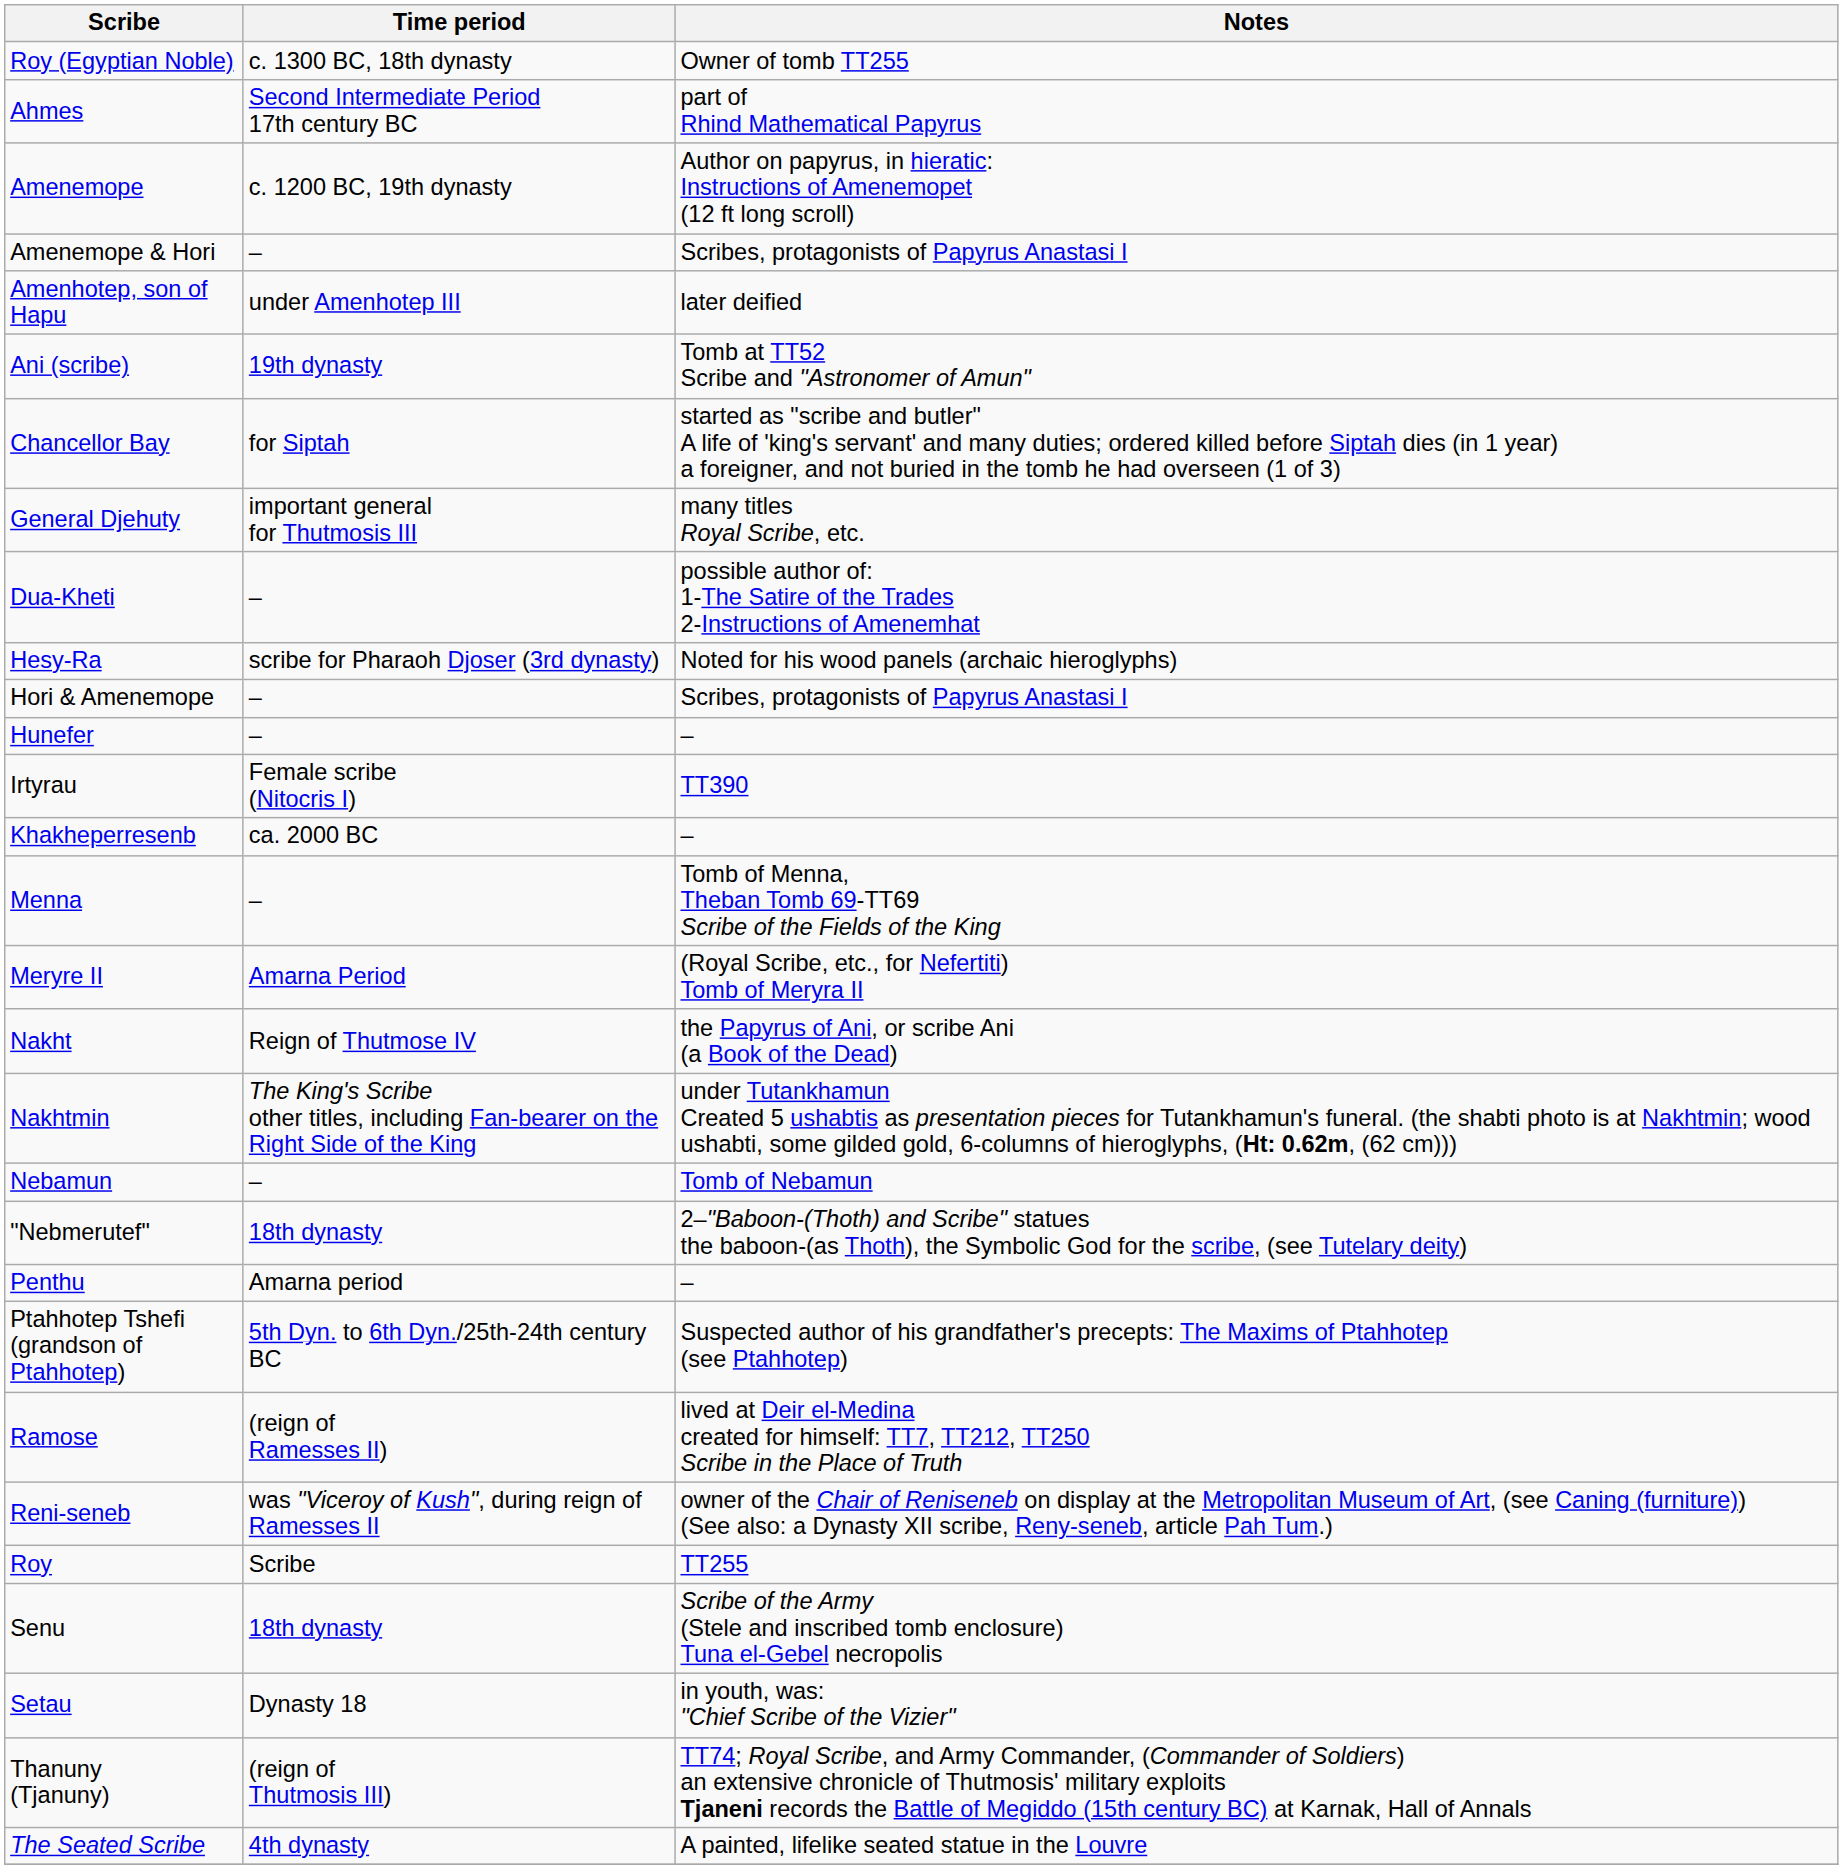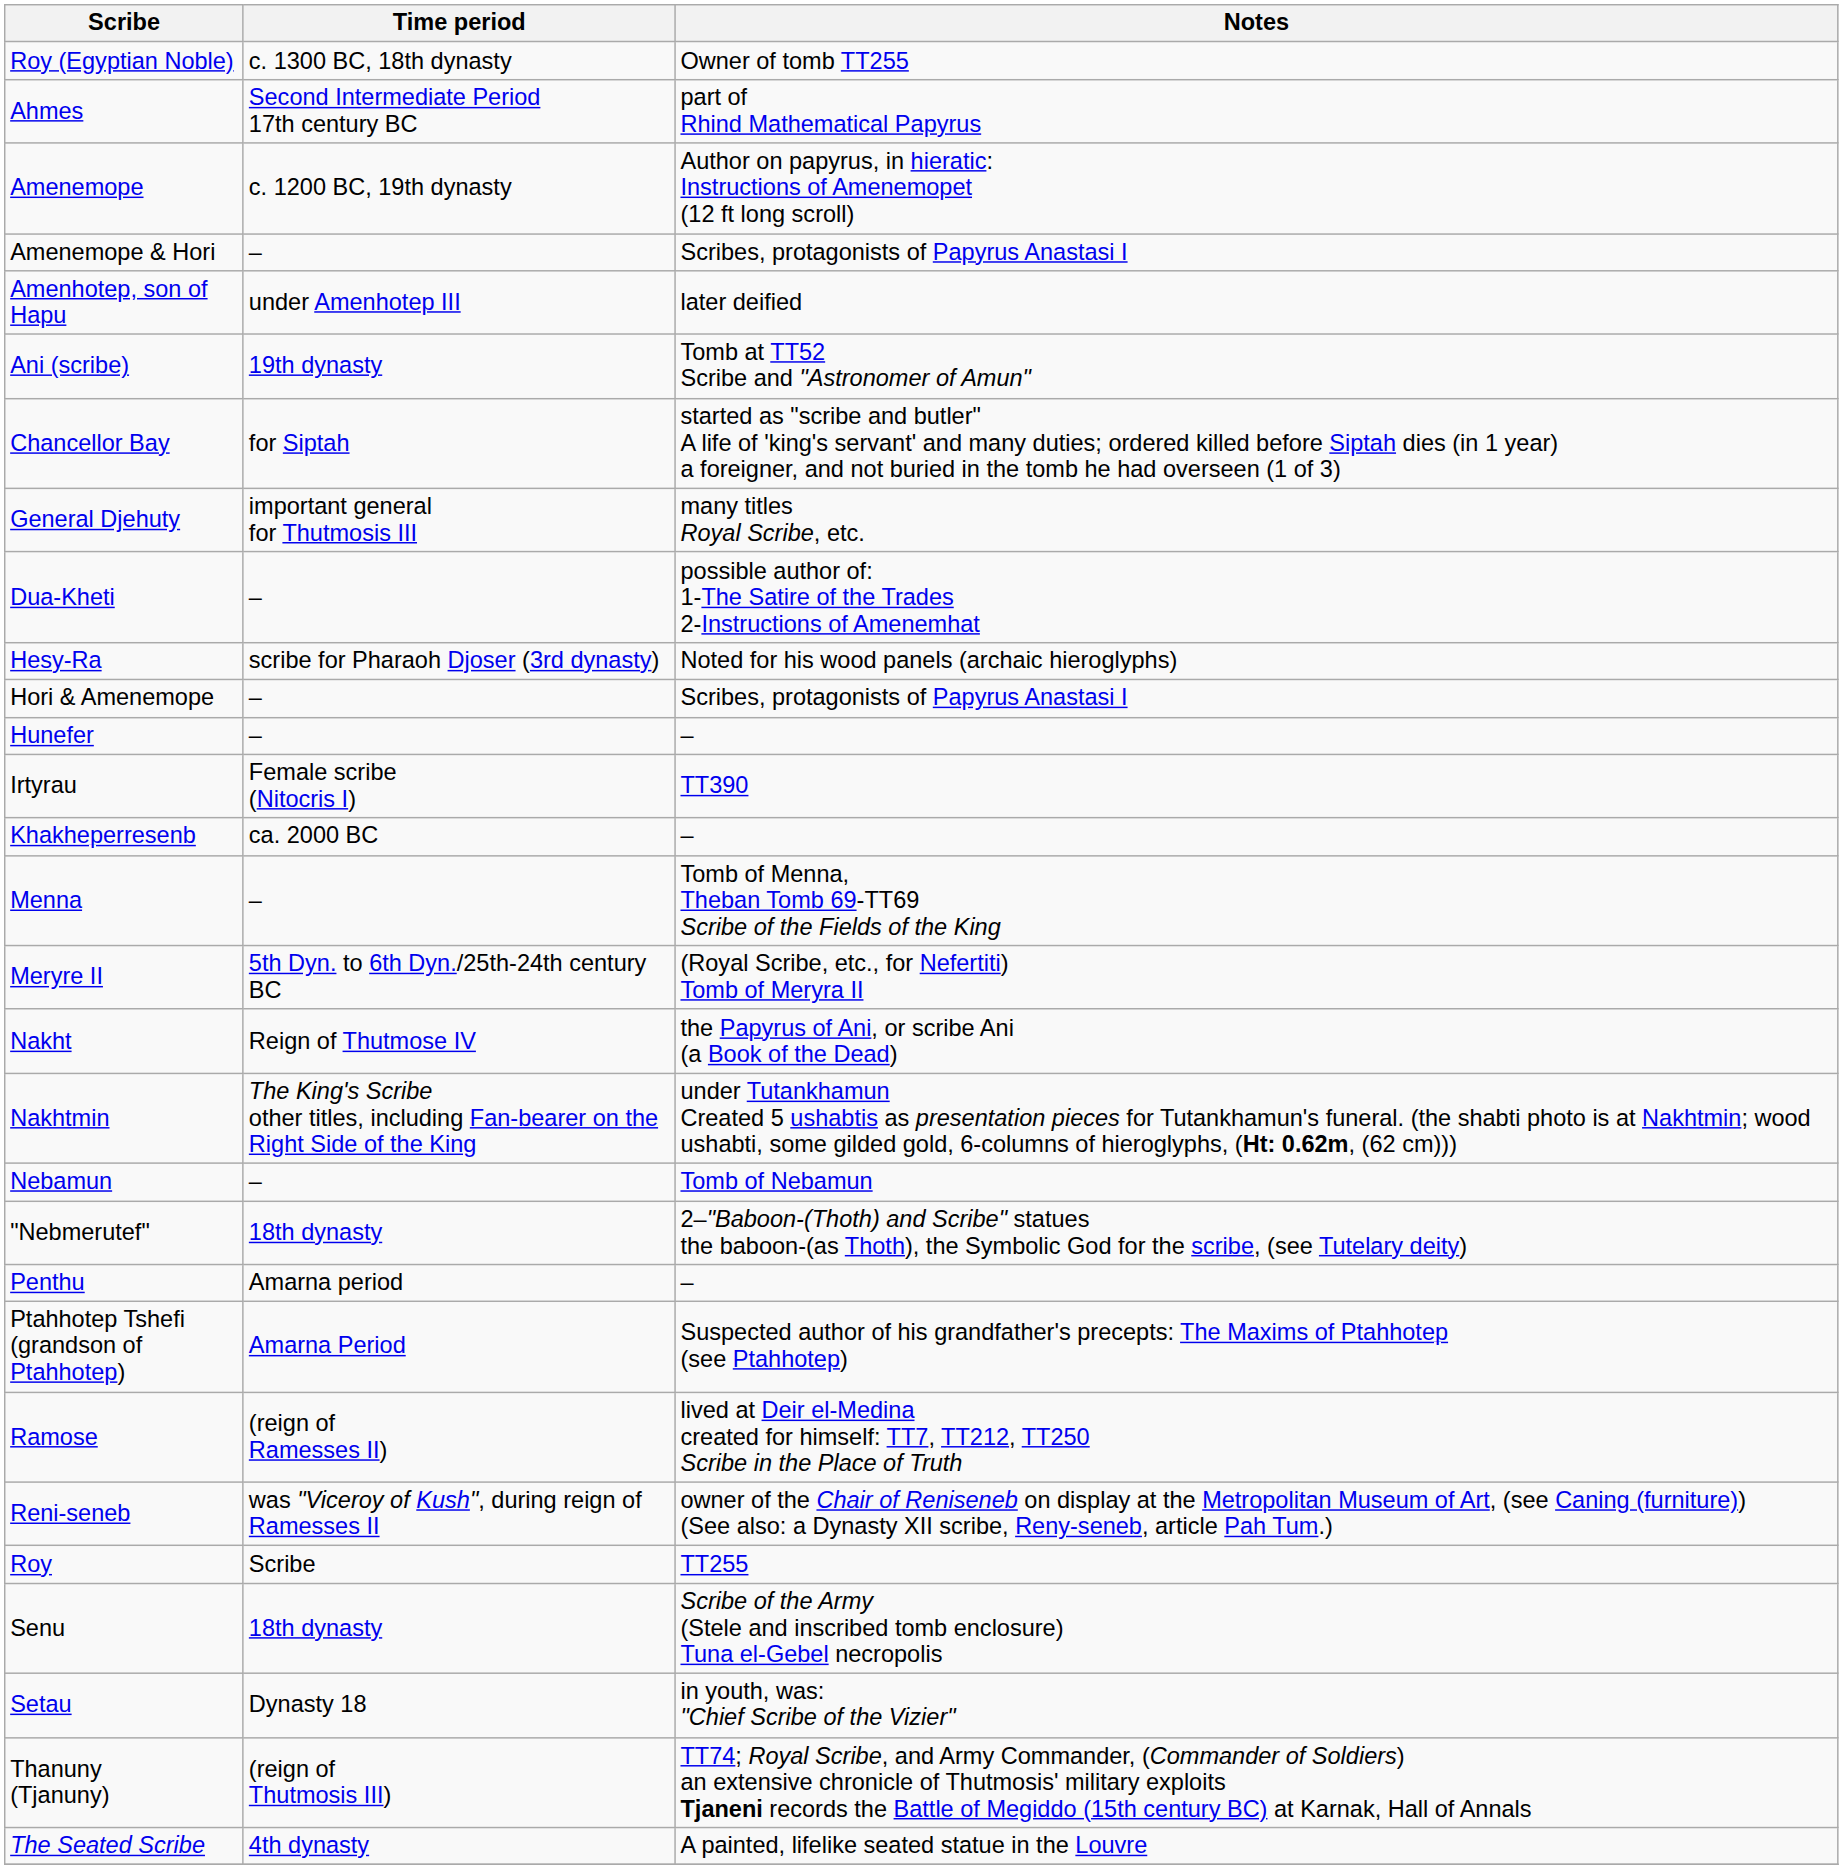(327, 977) Amarna Period -> (448, 977) 5th Dyn. to 6th Dyn./25th-24th century BC
(448, 1346) 5th Dyn. to 6th Dyn./25th-24th century BC -> (327, 1346) Amarna Period
